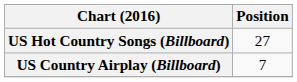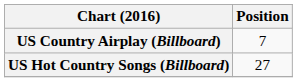rows swapped: (119, 64) <-> (119, 40)
